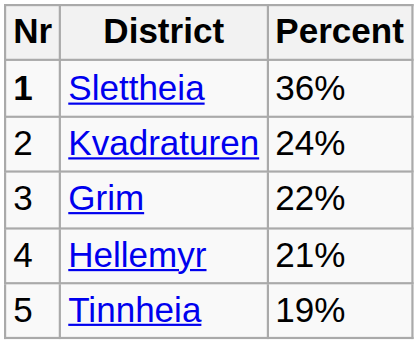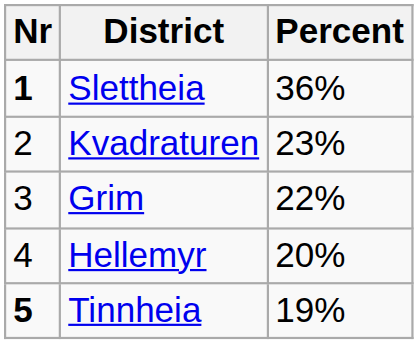(310, 143) 24% -> (310, 143) 23%
(310, 254) 21% -> (310, 254) 20%
(23, 310) normal -> (23, 310) bold
